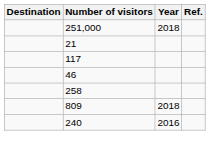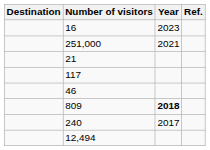+ row: (71, 28)
(168, 28) 2018 -> (168, 43) 2021
- row: (73, 91)
(168, 106) normal -> (168, 106) bold
(168, 122) 2016 -> (168, 122) 2017
+ row: (80, 138)
